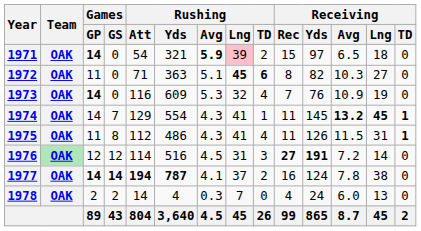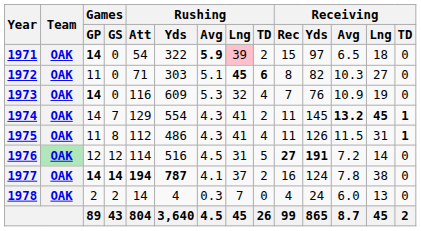(176, 55) 321 -> (176, 55) 322
(176, 75) 363 -> (176, 75) 303
(264, 115) 1 -> (264, 115) 2
(264, 155) 3 -> (264, 155) 5
